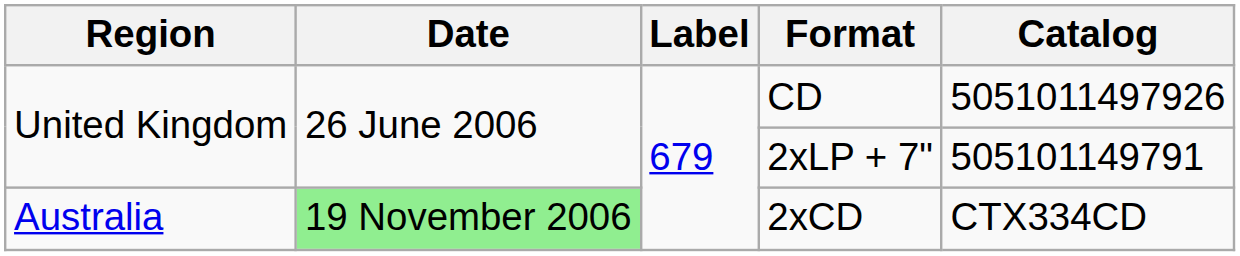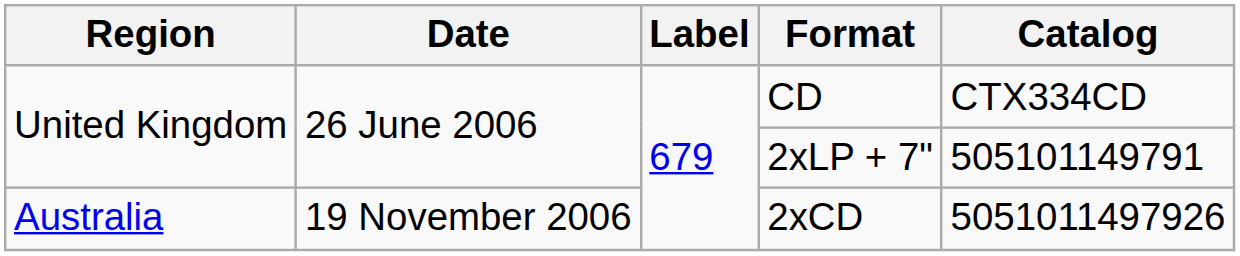(1088, 95) 5051011497926 -> (1049, 95) CTX334CD
(468, 217) lightgreen background -> (468, 217) no background
(1049, 217) CTX334CD -> (1088, 217) 5051011497926
